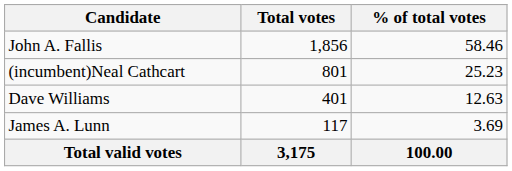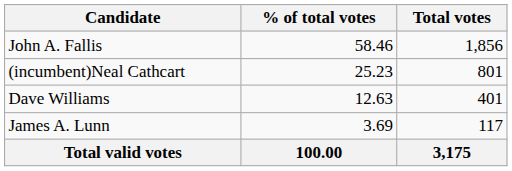columns swapped: (296, 17) <-> (429, 17)
